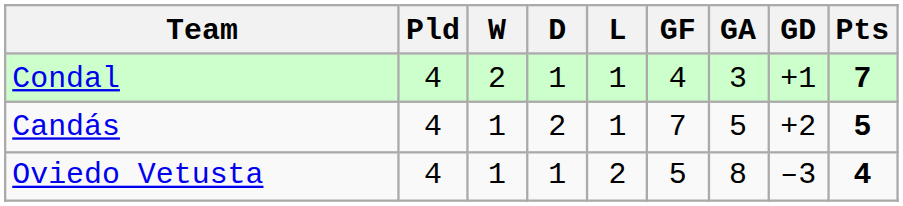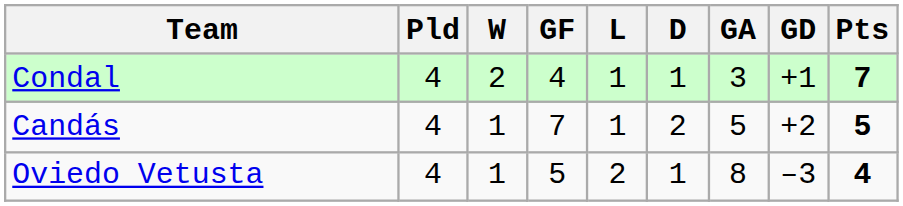columns swapped: (557, 30) <-> (678, 30)
